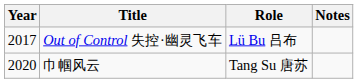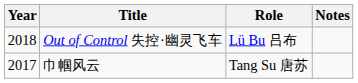(22, 40) 2017 -> (22, 40) 2018
(22, 65) 2020 -> (22, 65) 2017
